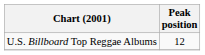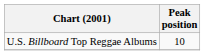(180, 41) 12 -> (180, 41) 10
